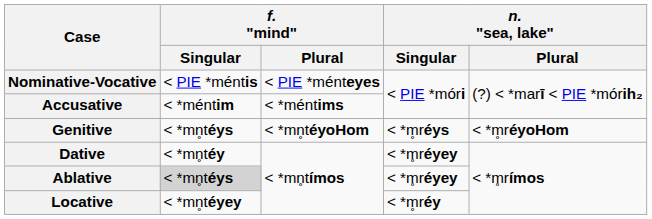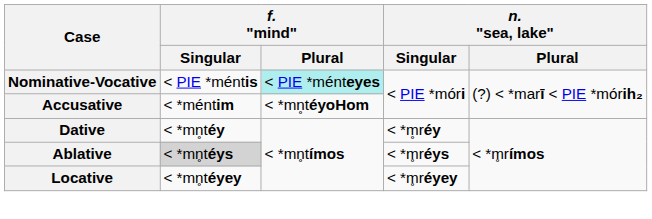(322, 81) no background -> (322, 81) paleturquoise background
(304, 105) < *méntims -> (317, 105) < *mn̥téyoHom
- row: (82, 130)
(422, 154) < *m̥réyey -> (414, 130) < *m̥réy
(422, 178) < *m̥réyey -> (418, 154) < *m̥réys
(414, 202) < *m̥réy -> (422, 178) < *m̥réyey
